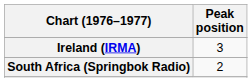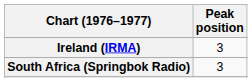(220, 67) 2 -> (220, 67) 3
